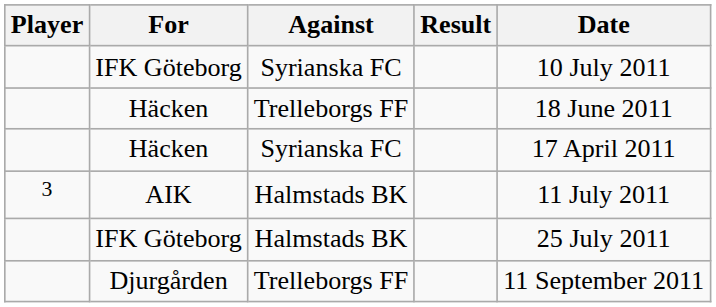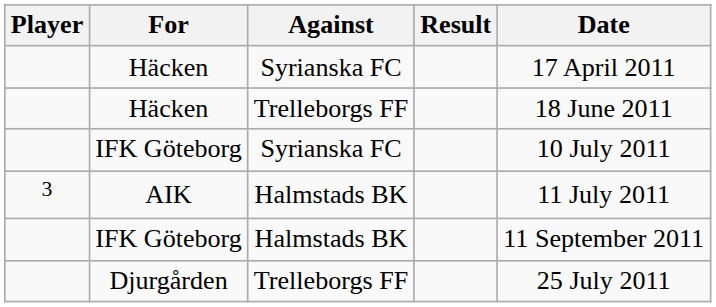rows swapped: (169, 149) <-> (169, 66)
(604, 239) 25 July 2011 -> (604, 239) 11 September 2011
(604, 280) 11 September 2011 -> (604, 280) 25 July 2011
